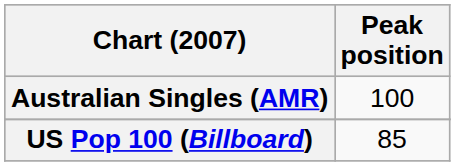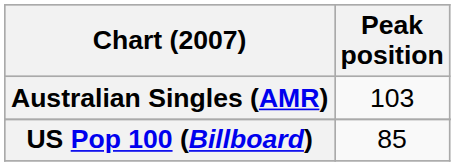(392, 97) 100 -> (392, 97) 103
